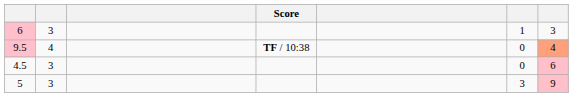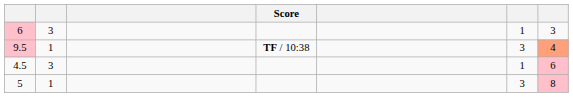(51, 48) 4 -> (51, 48) 1
(522, 48) 0 -> (522, 48) 3
(522, 66) 0 -> (522, 66) 1
(51, 83) 3 -> (51, 83) 1
(553, 83) 9 -> (553, 83) 8
